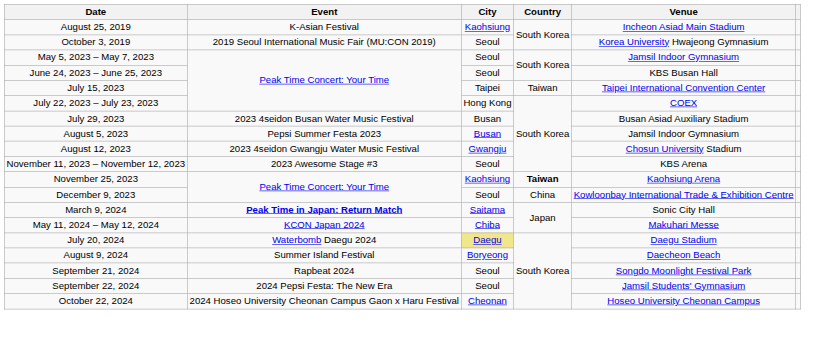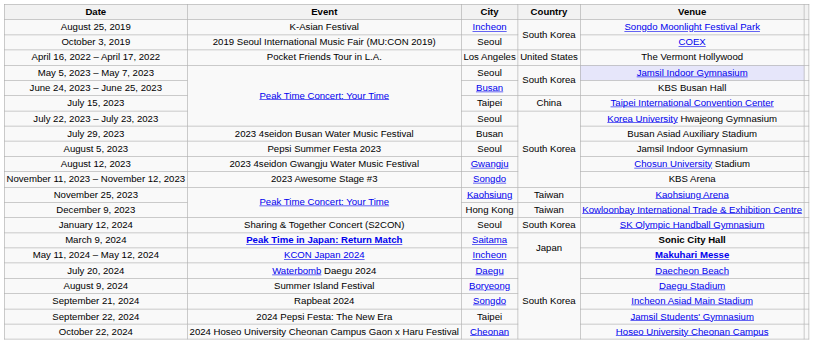(487, 27) Kaohsiung -> (490, 27) Incheon
(684, 27) Incheon Asiad Main Stadium -> (692, 27) Songdo Moonlight Festival Park
(684, 42) Korea University Hwajeong Gymnasium -> (692, 42) COEX
+ row: (96, 57)
(684, 57) no background -> (692, 73) lavender background
(487, 73) Seoul -> (490, 88) Busan
(543, 88) Taiwan -> (549, 103) China
(487, 103) Hong Kong -> (490, 118) Seoul
(684, 103) COEX -> (692, 118) Korea University Hwajeong Gymnasium
(487, 133) Busan -> (490, 149) Seoul
(487, 164) Seoul -> (490, 179) Songdo
(543, 179) bold -> (549, 194) normal
(487, 194) Seoul -> (490, 210) Hong Kong
(543, 194) China -> (549, 210) Taiwan
+ row: (96, 225)
(684, 210) normal -> (692, 240) bold
(487, 225) Chiba -> (490, 255) Incheon
(684, 225) normal -> (692, 255) bold
(487, 240) khaki background -> (490, 270) no background
(684, 240) Daegu Stadium -> (692, 270) Daecheon Beach
(684, 255) Daecheon Beach -> (692, 286) Daegu Stadium
(487, 270) Seoul -> (490, 301) Songdo
(684, 270) Songdo Moonlight Festival Park -> (692, 301) Incheon Asiad Main Stadium
(487, 286) Seoul -> (490, 316) Taipei
